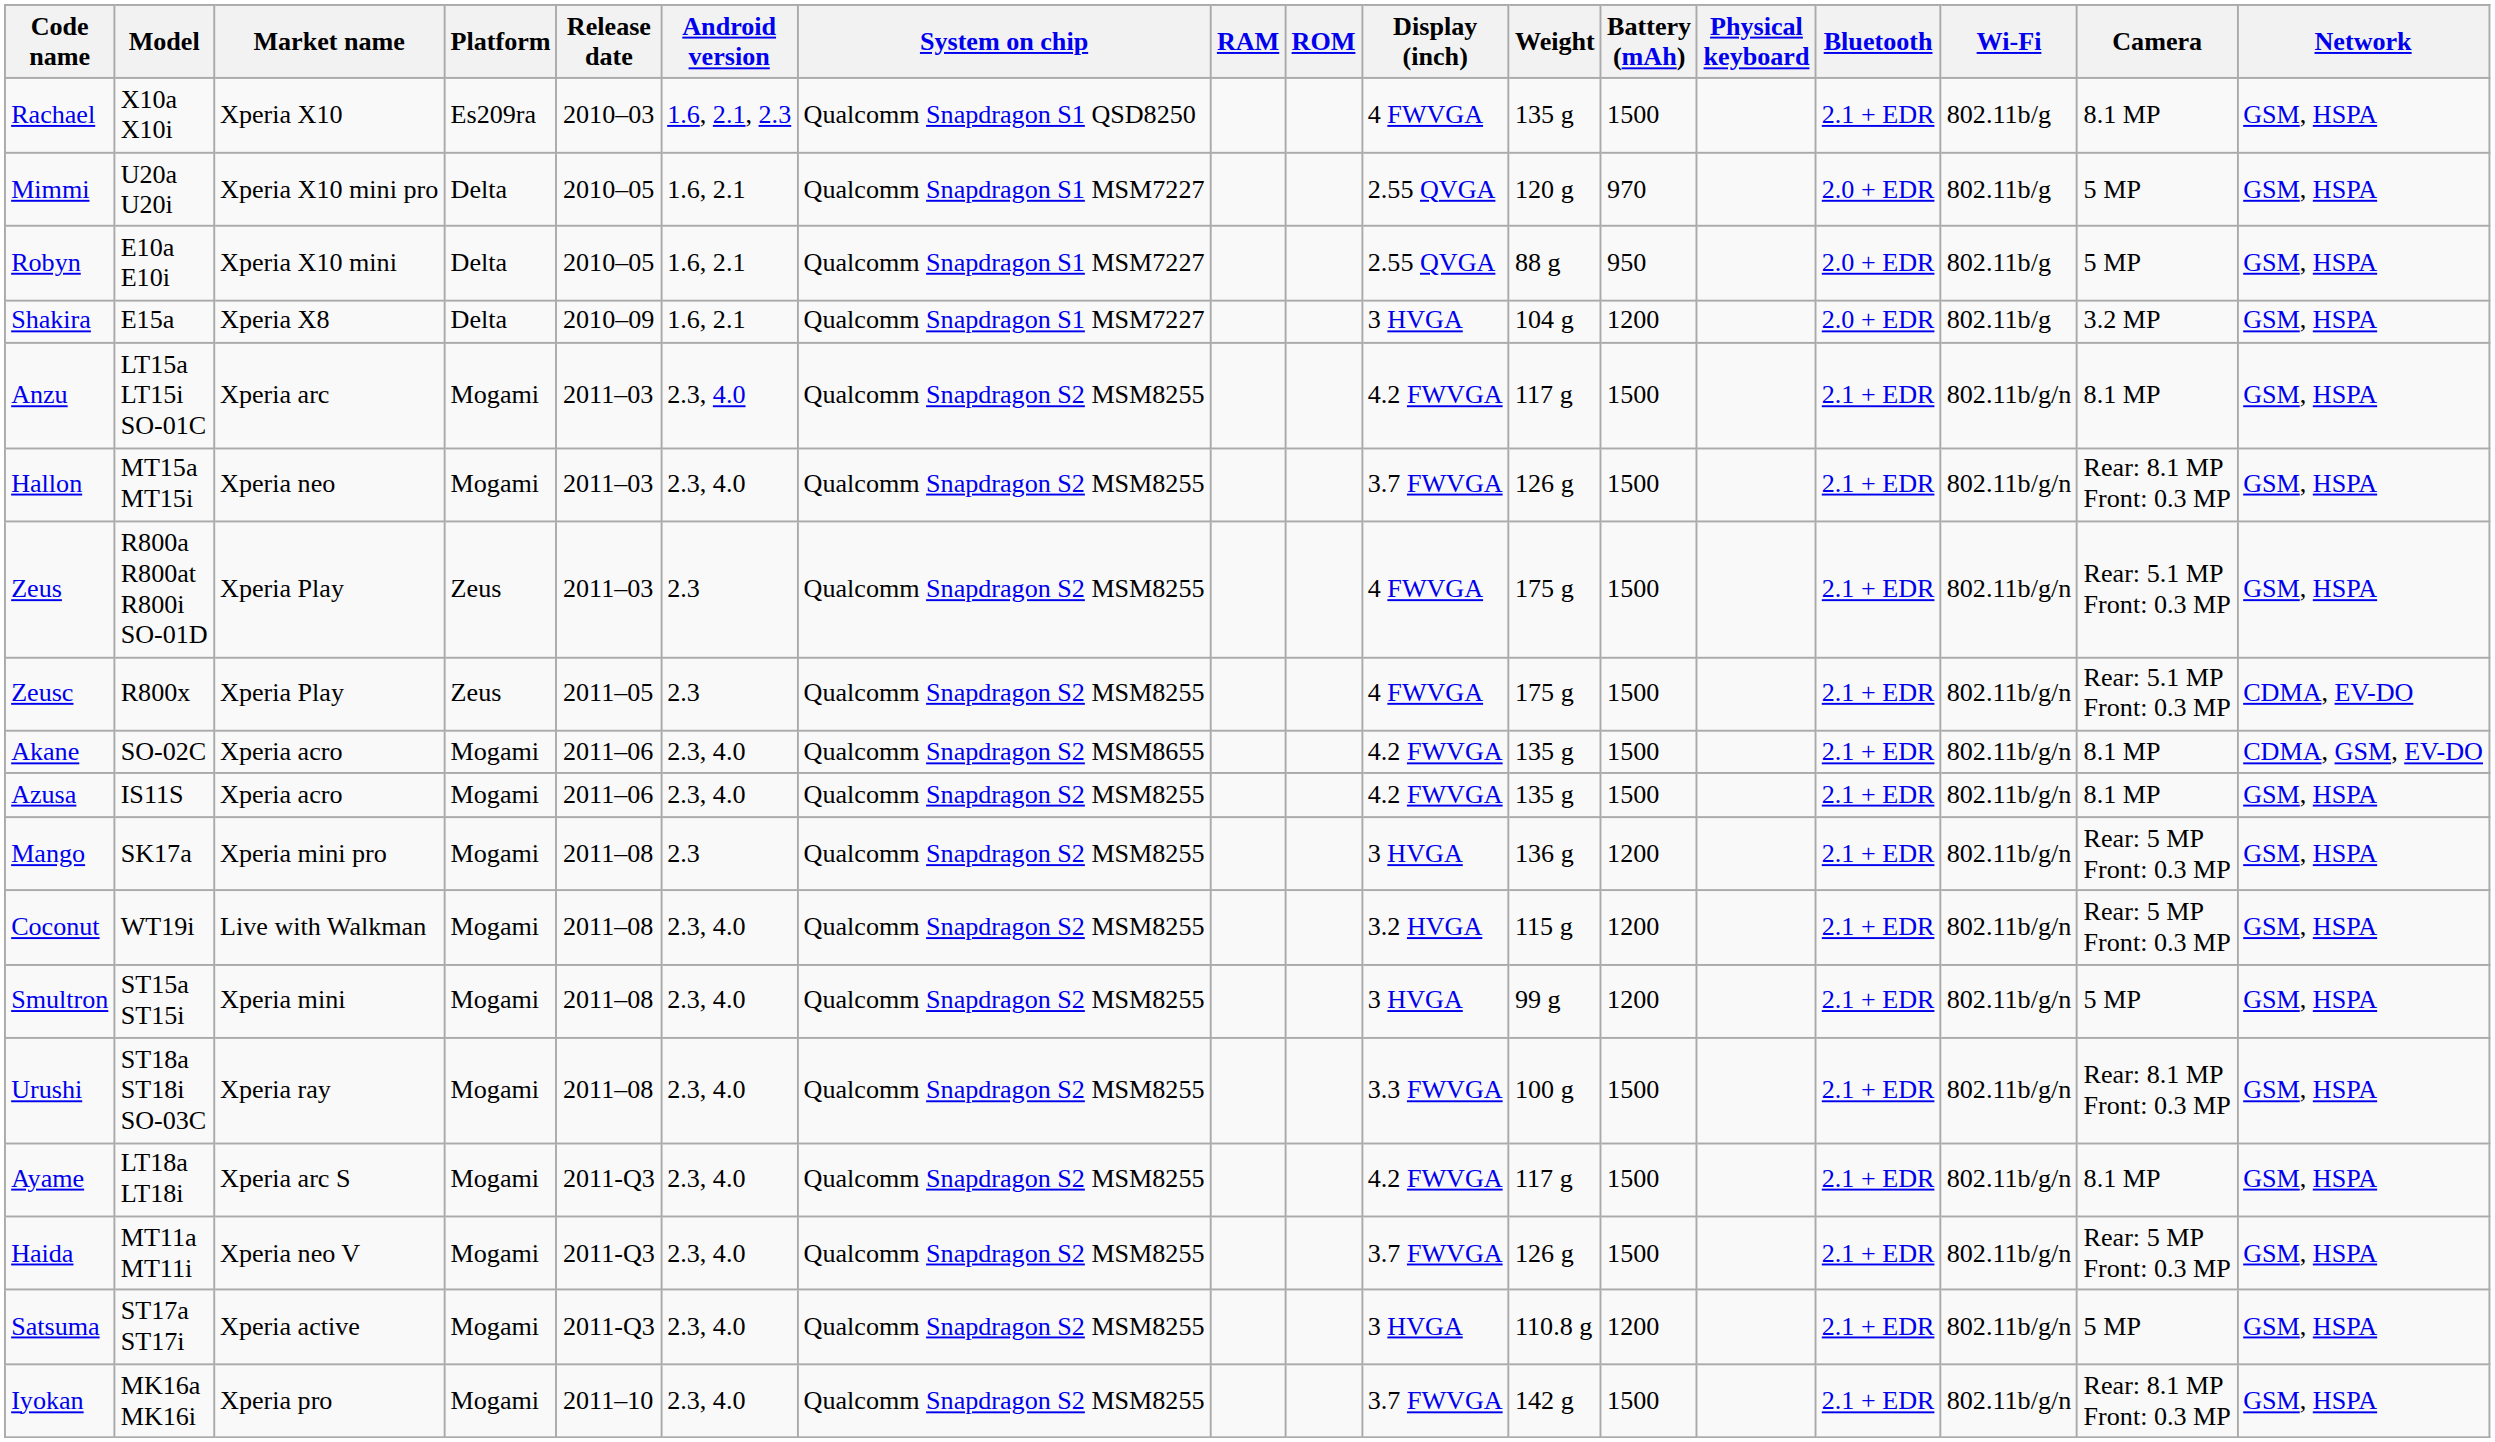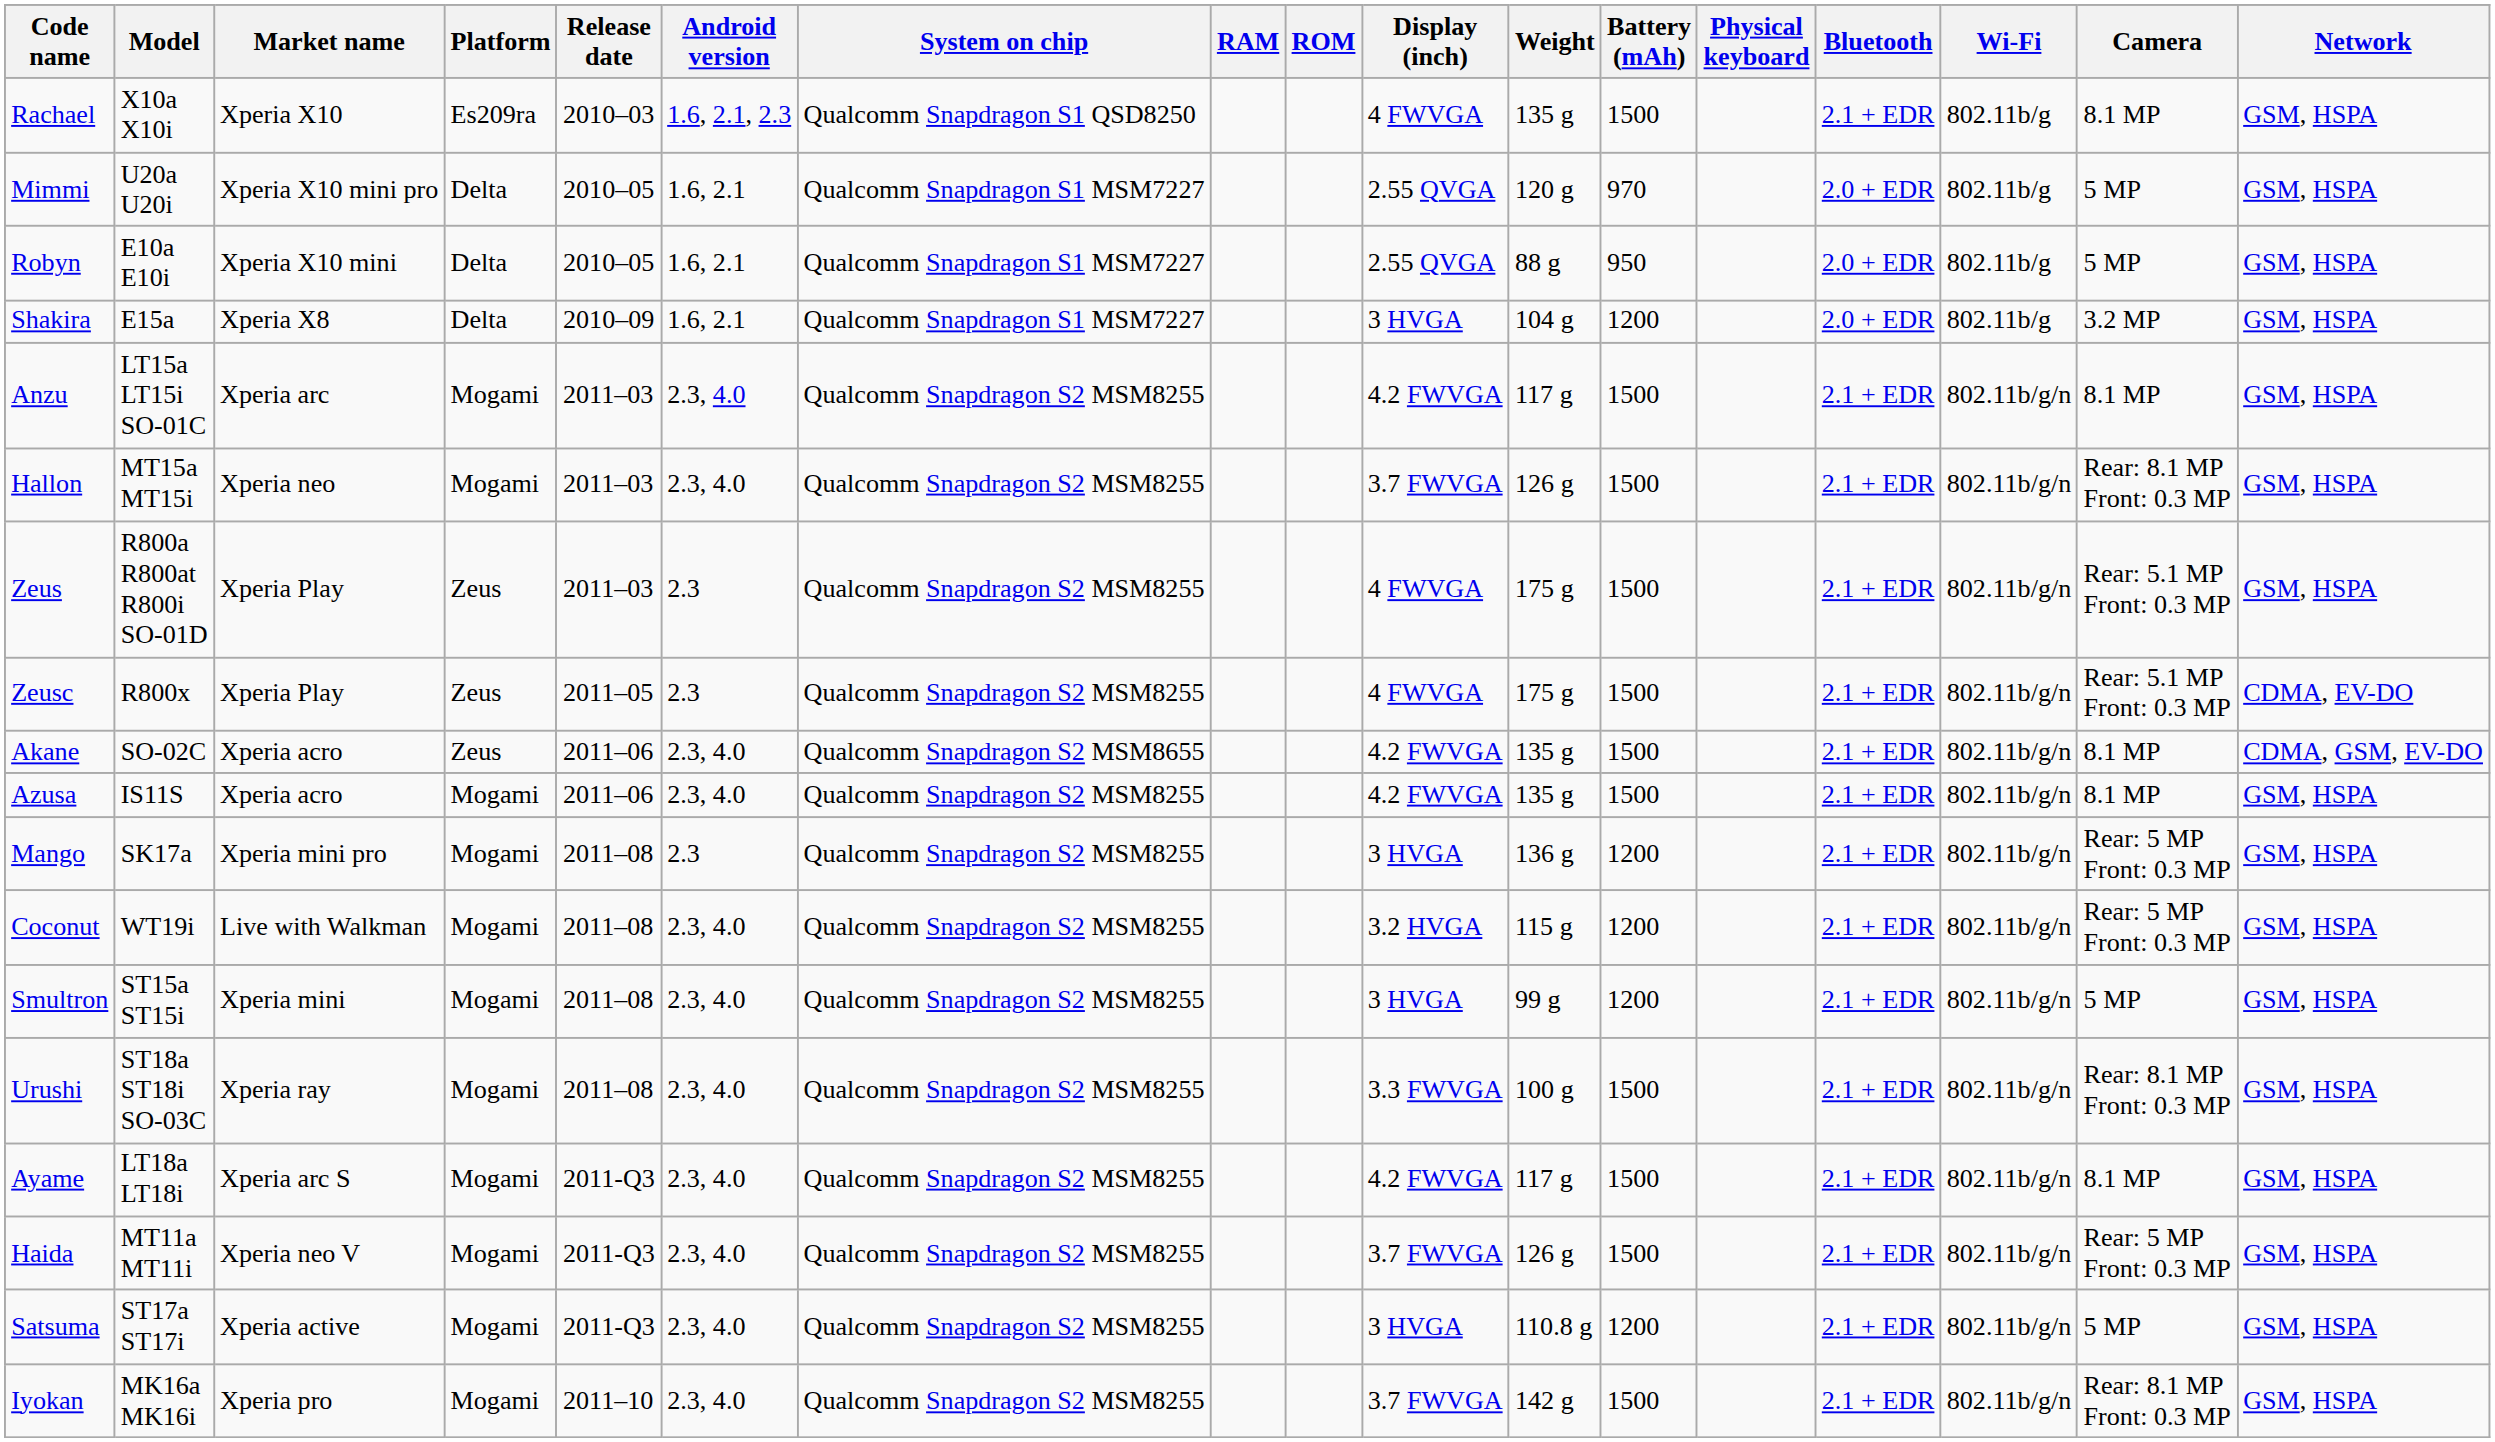(495, 751) Mogami -> (476, 751) Zeus
